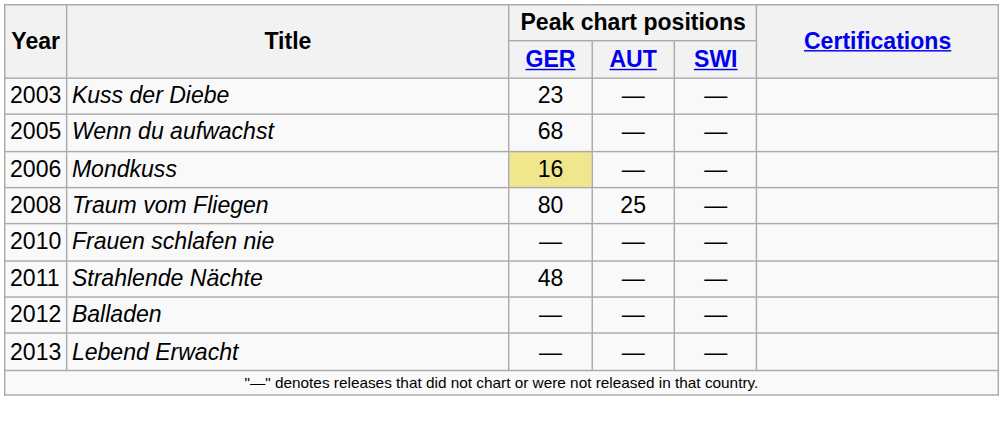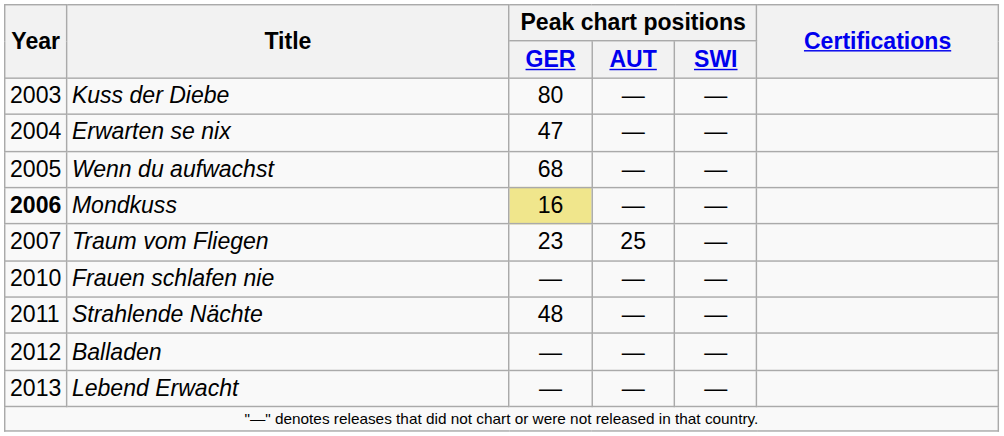(551, 95) 23 -> (551, 95) 80
+ row: (151, 132)
(36, 168) normal -> (36, 205) bold
(36, 205) 2008 -> (36, 242) 2007
(551, 205) 80 -> (551, 242) 23
